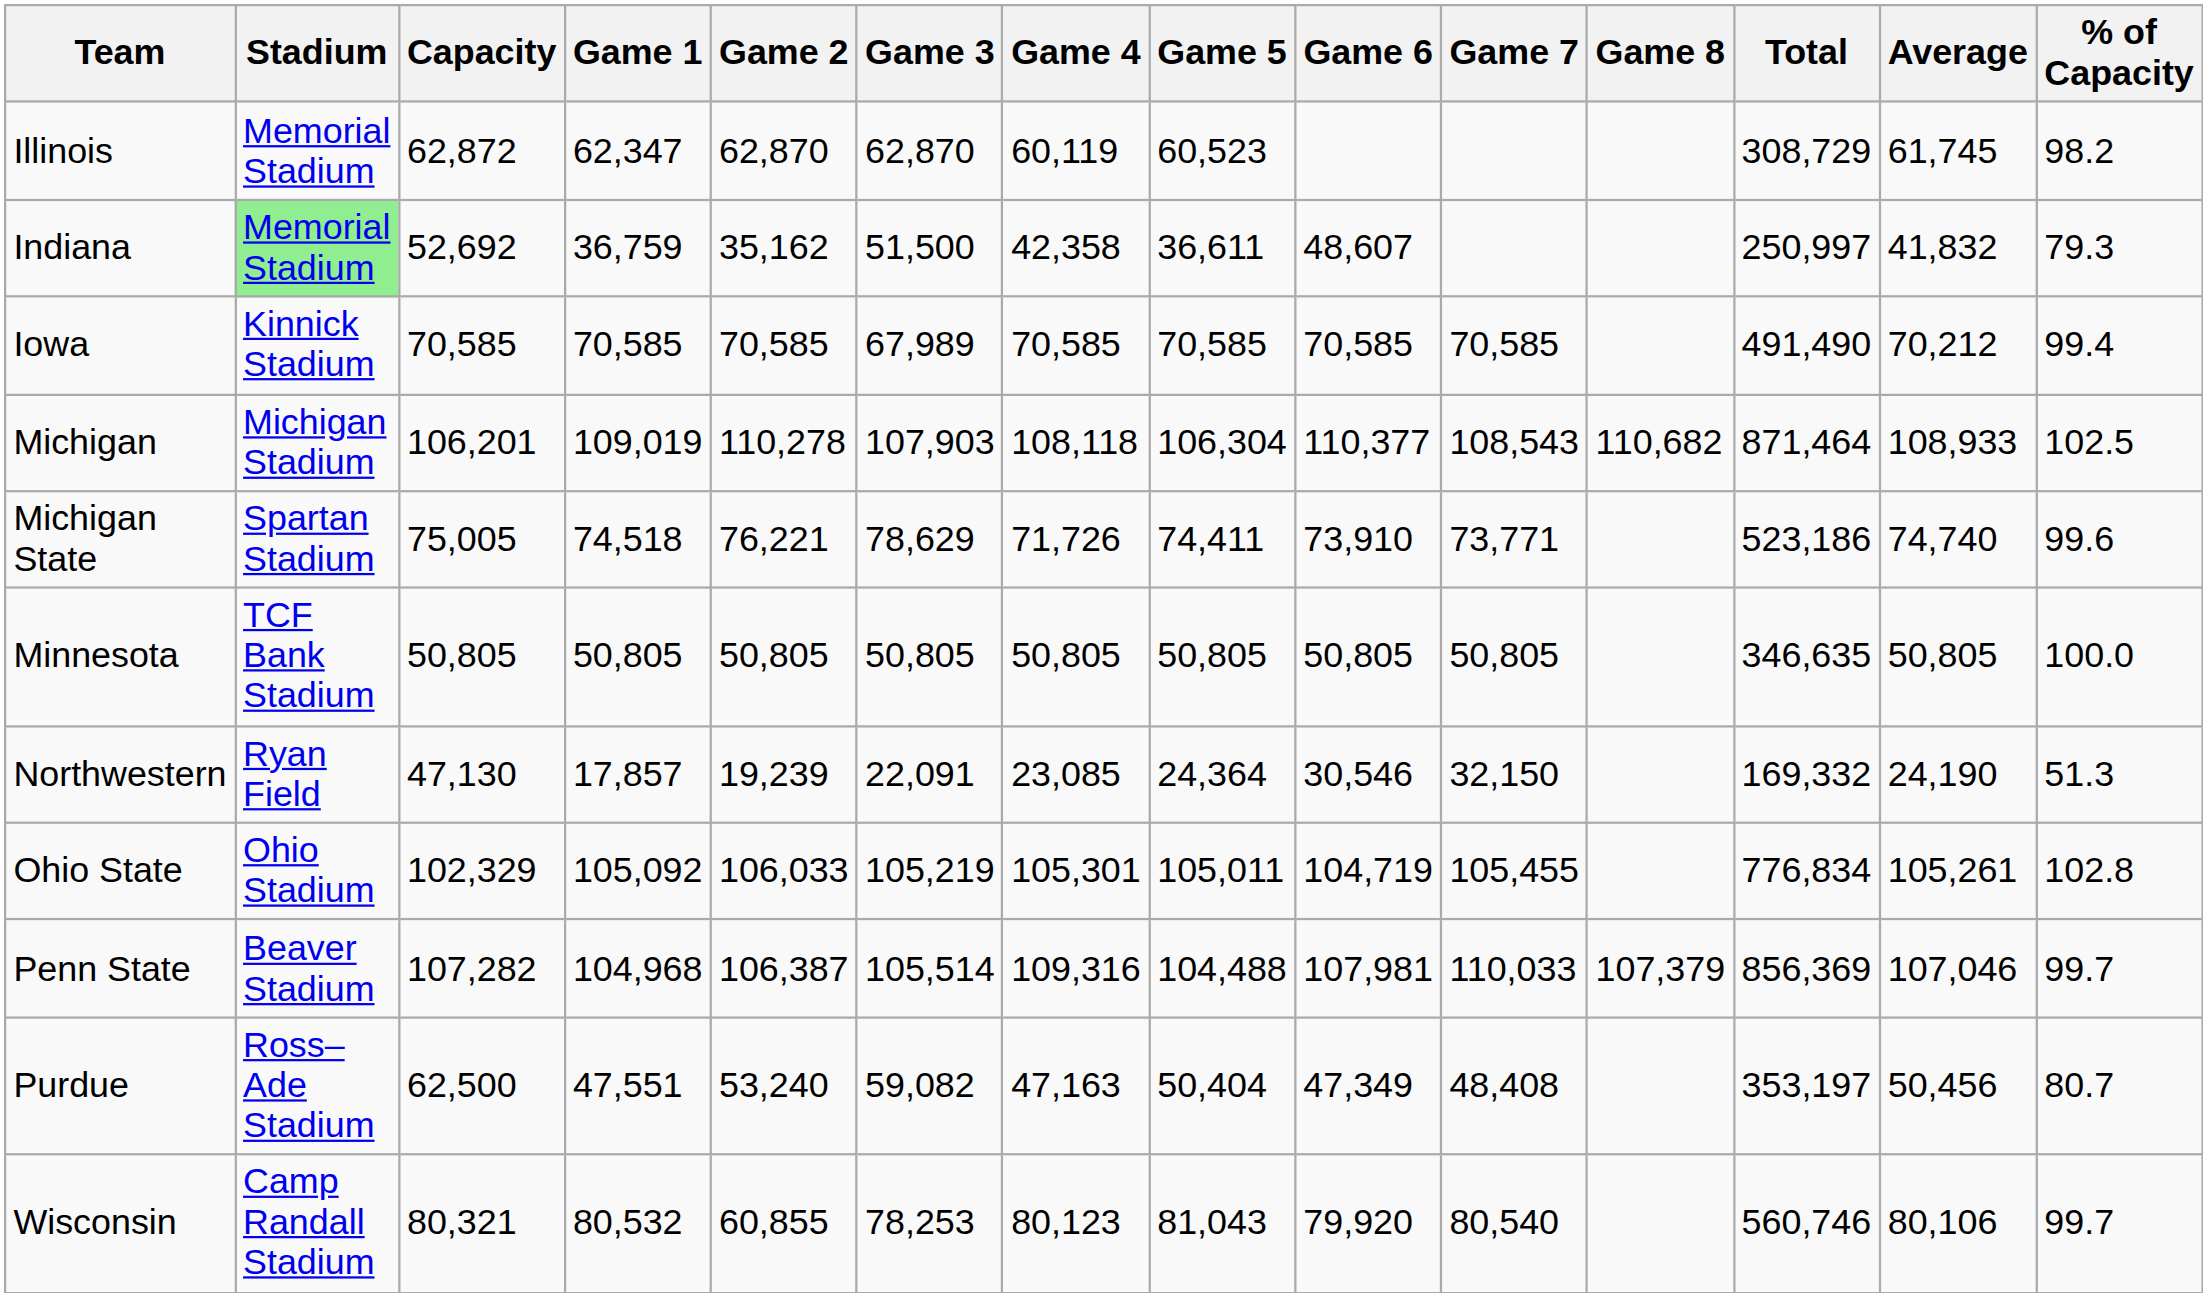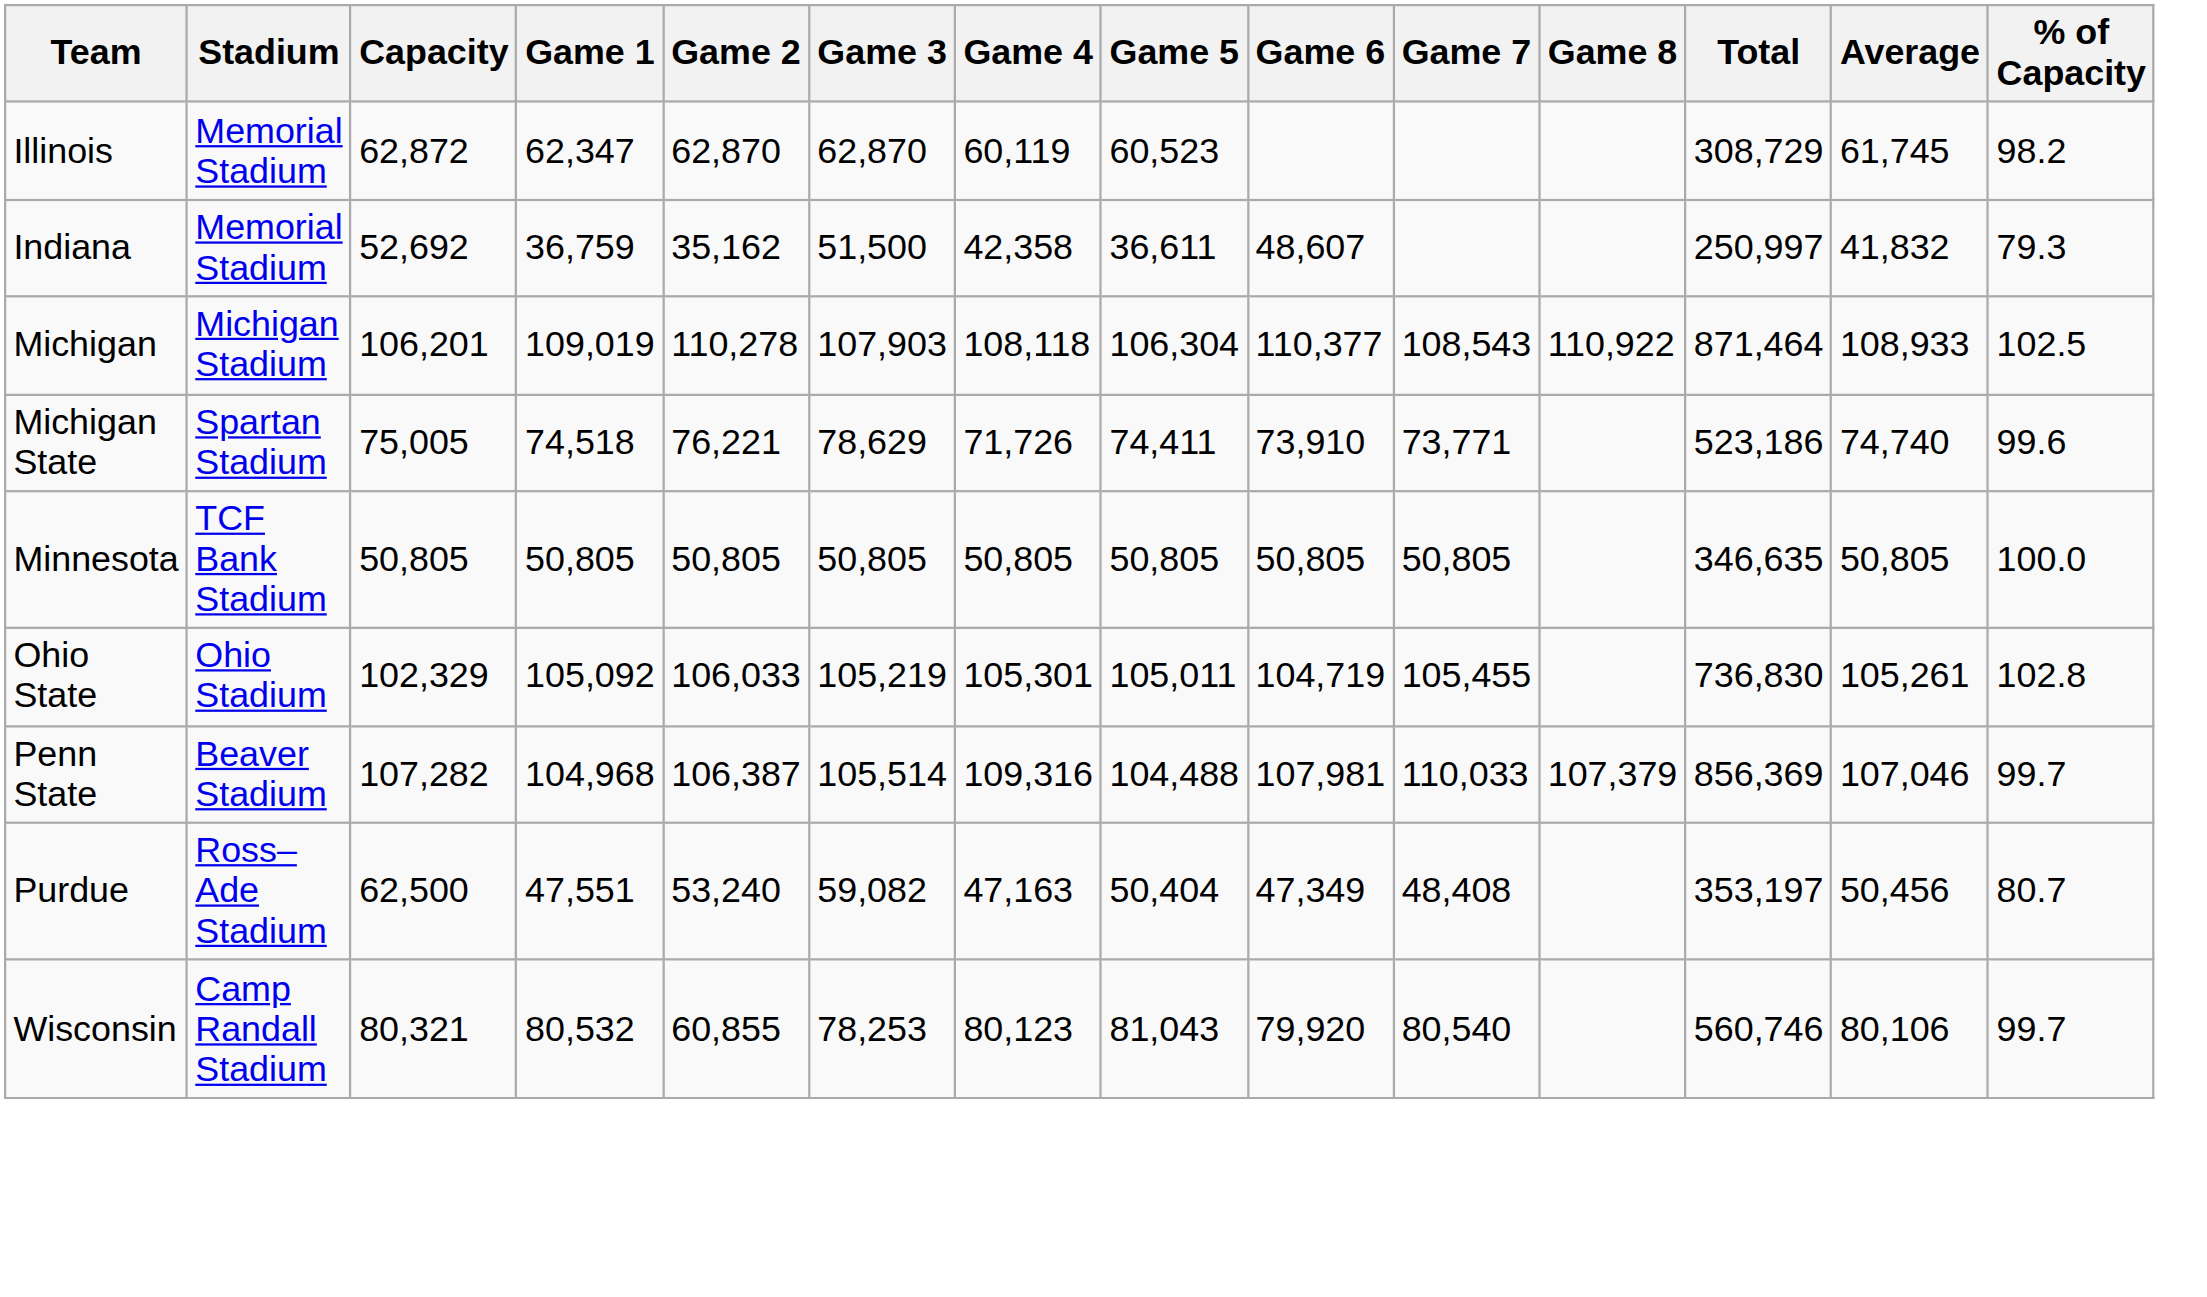(317, 247) lightgreen background -> (269, 247) no background
- row: (51, 344)
(1659, 441) 110,682 -> (1611, 344) 110,922
- row: (120, 773)
(1806, 870) 776,834 -> (1759, 676) 736,830
